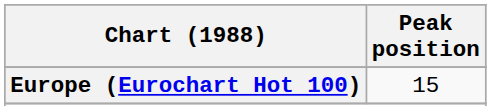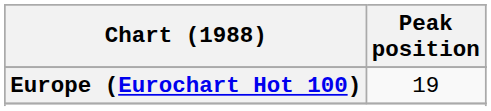(426, 86) 15 -> (426, 86) 19
